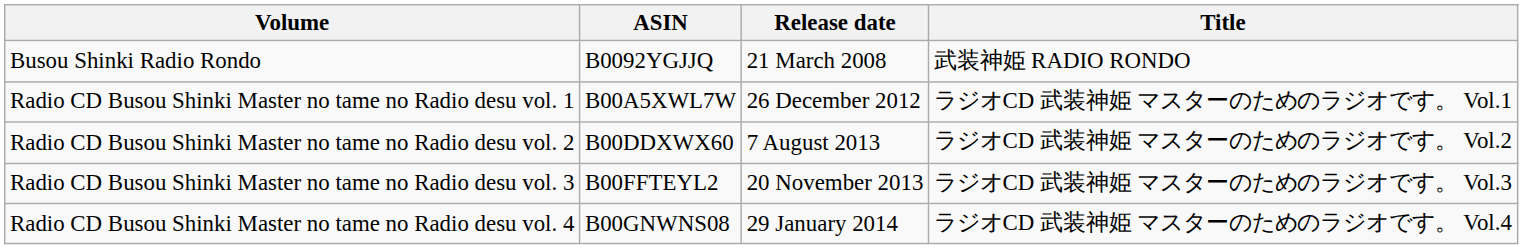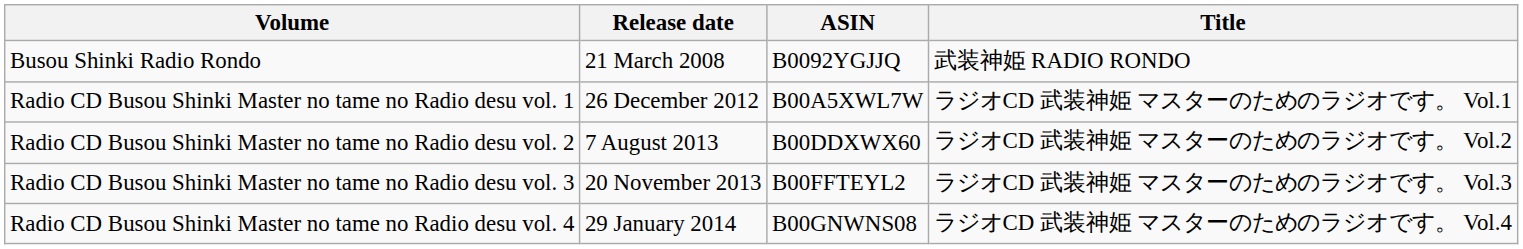columns swapped: (835, 22) <-> (661, 22)
